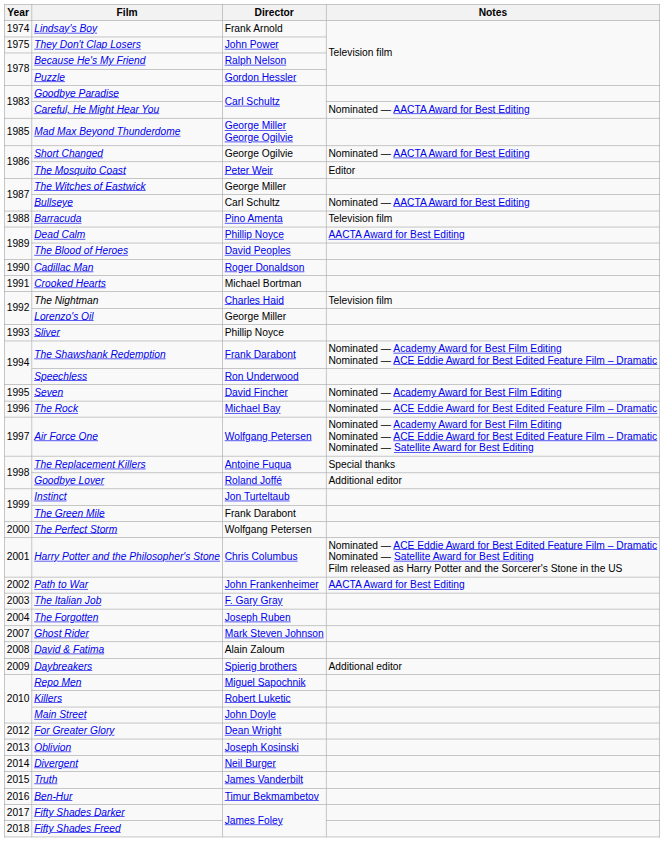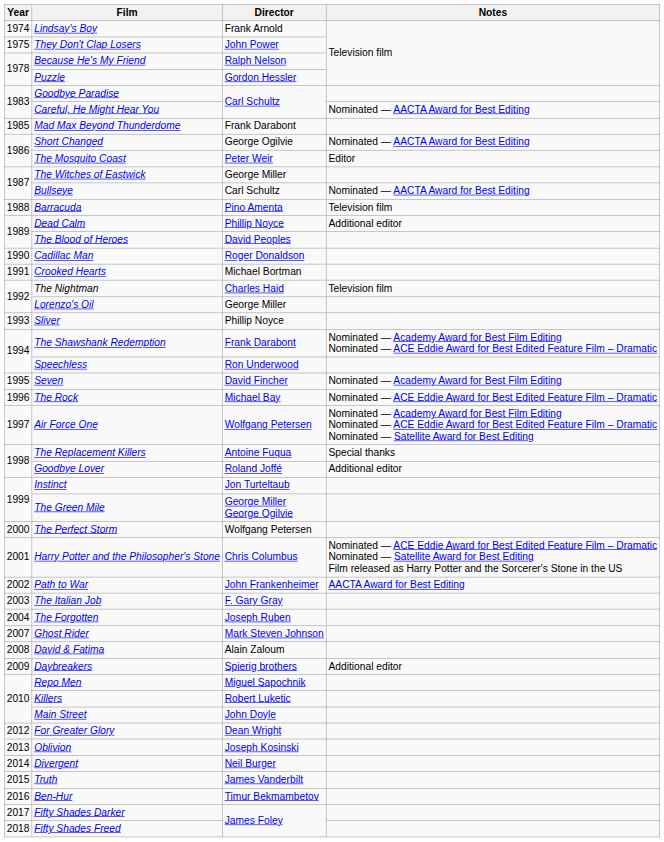(259, 132) George Miller George Ogilvie -> (260, 126) Frank Darabont
(397, 235) AACTA Award for Best Editing -> (365, 223) Additional editor
(260, 513) Frank Darabont -> (259, 507) George Miller George Ogilvie
